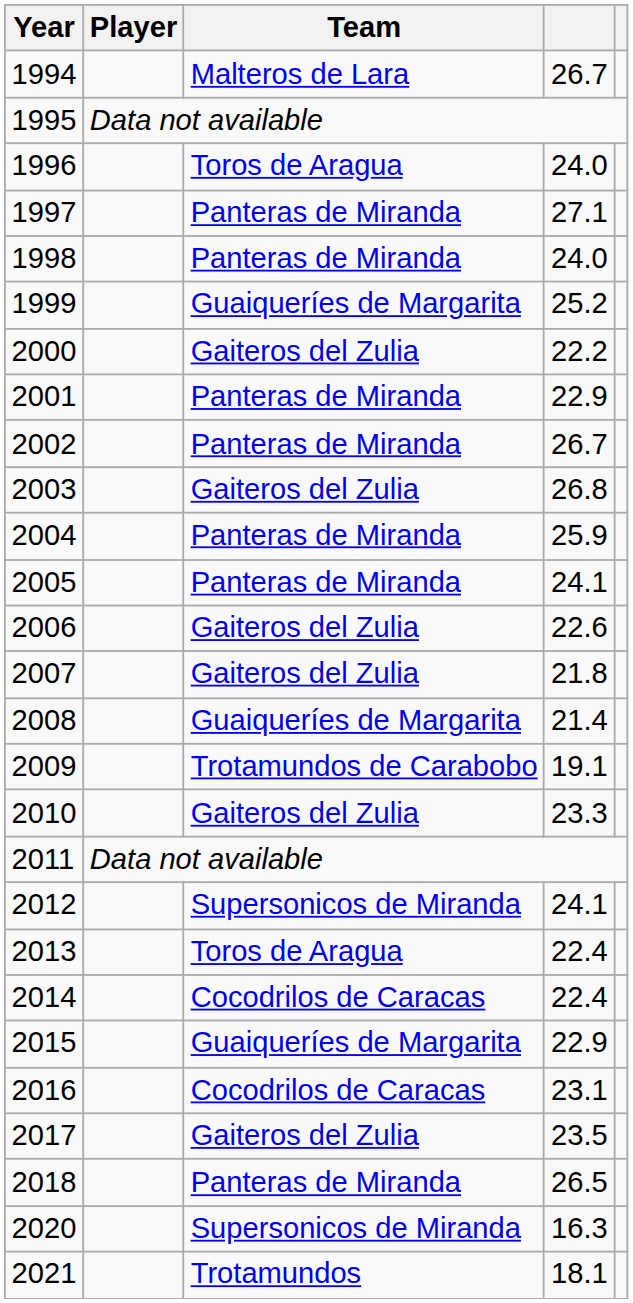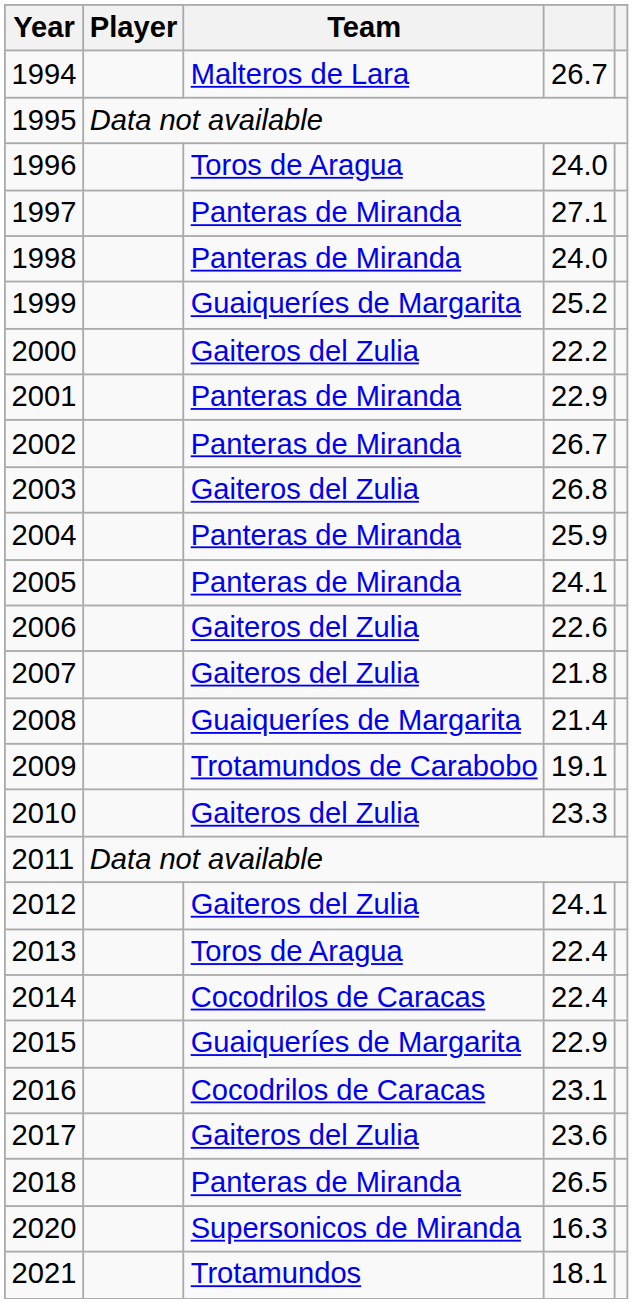(356, 905) Supersonicos de Miranda -> (305, 905) Gaiteros del Zulia
(579, 1135) 23.5 -> (579, 1135) 23.6
